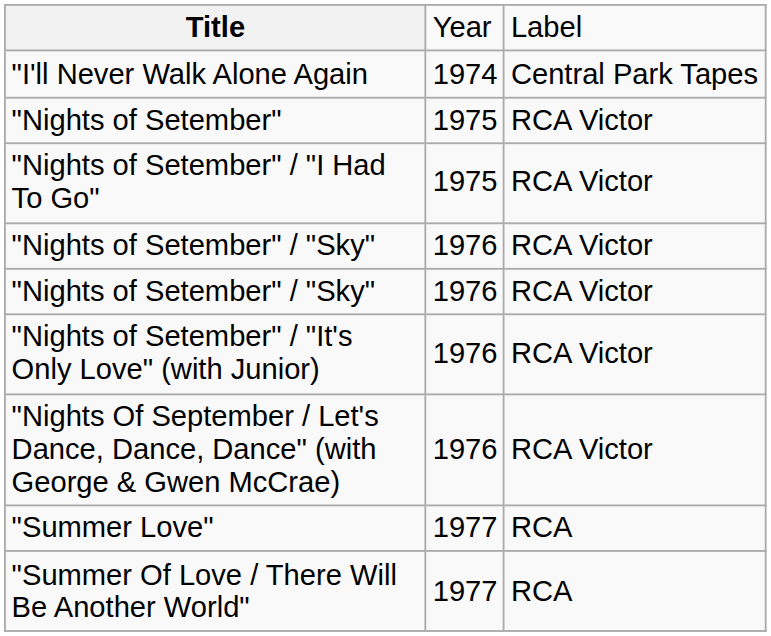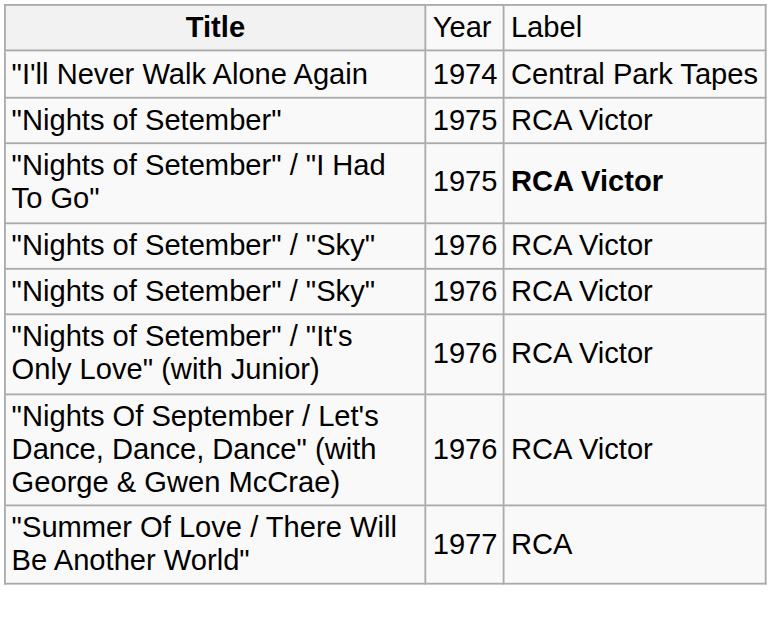(582, 182) normal -> (587, 182) bold
- row: (113, 528)
